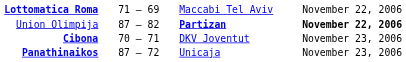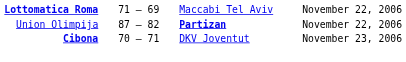(352, 24) bold -> (352, 24) normal
- row: (60, 53)
